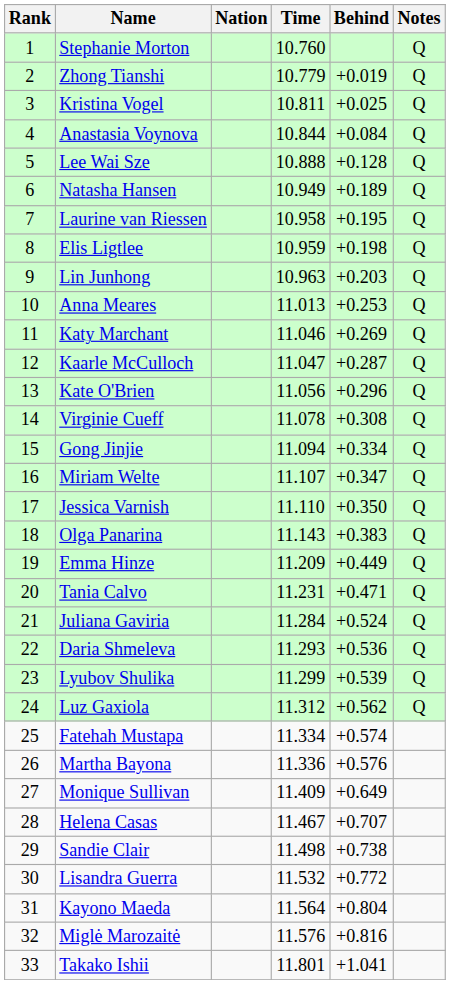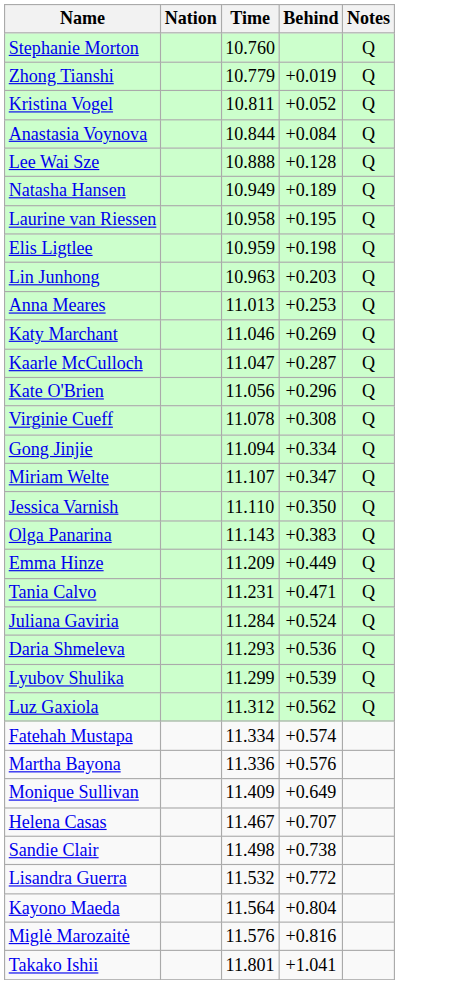- column: (30, 18)
(361, 104) +0.025 -> (311, 104) +0.052
